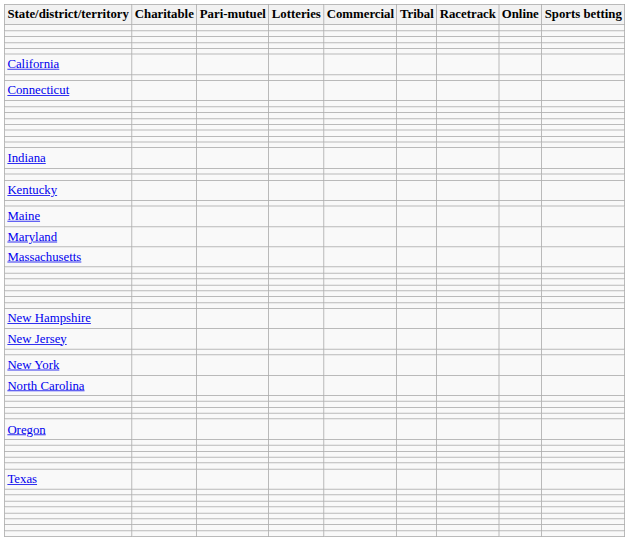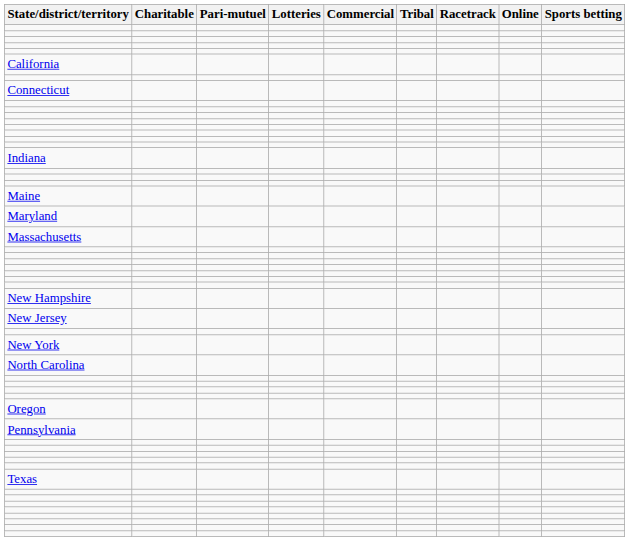- row: (32, 190)
+ row: (42, 429)
